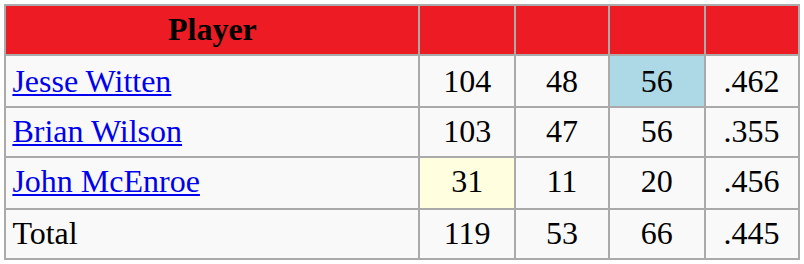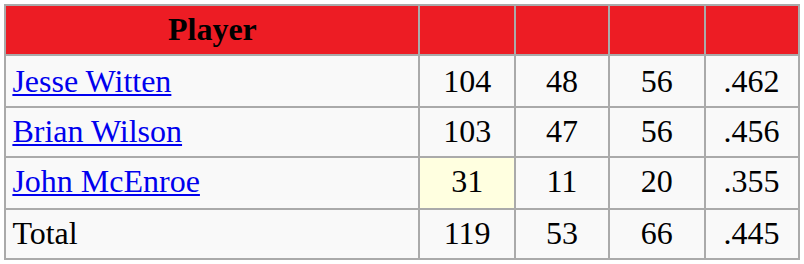(657, 80) lightblue background -> (657, 80) no background
(751, 131) .355 -> (751, 131) .456
(751, 182) .456 -> (751, 182) .355
